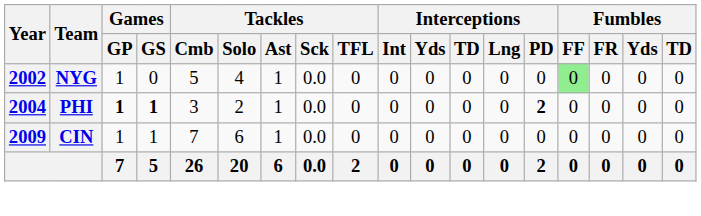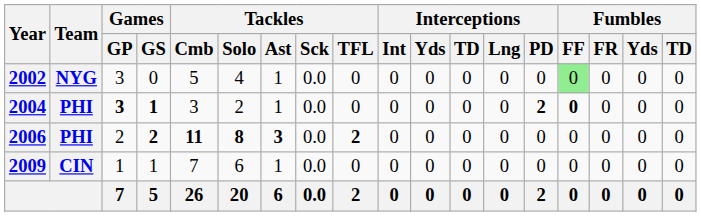(120, 78) 1 -> (120, 78) 3
(120, 107) 1 -> (120, 107) 3
(574, 107) normal -> (574, 107) bold
+ row: (27, 136)
